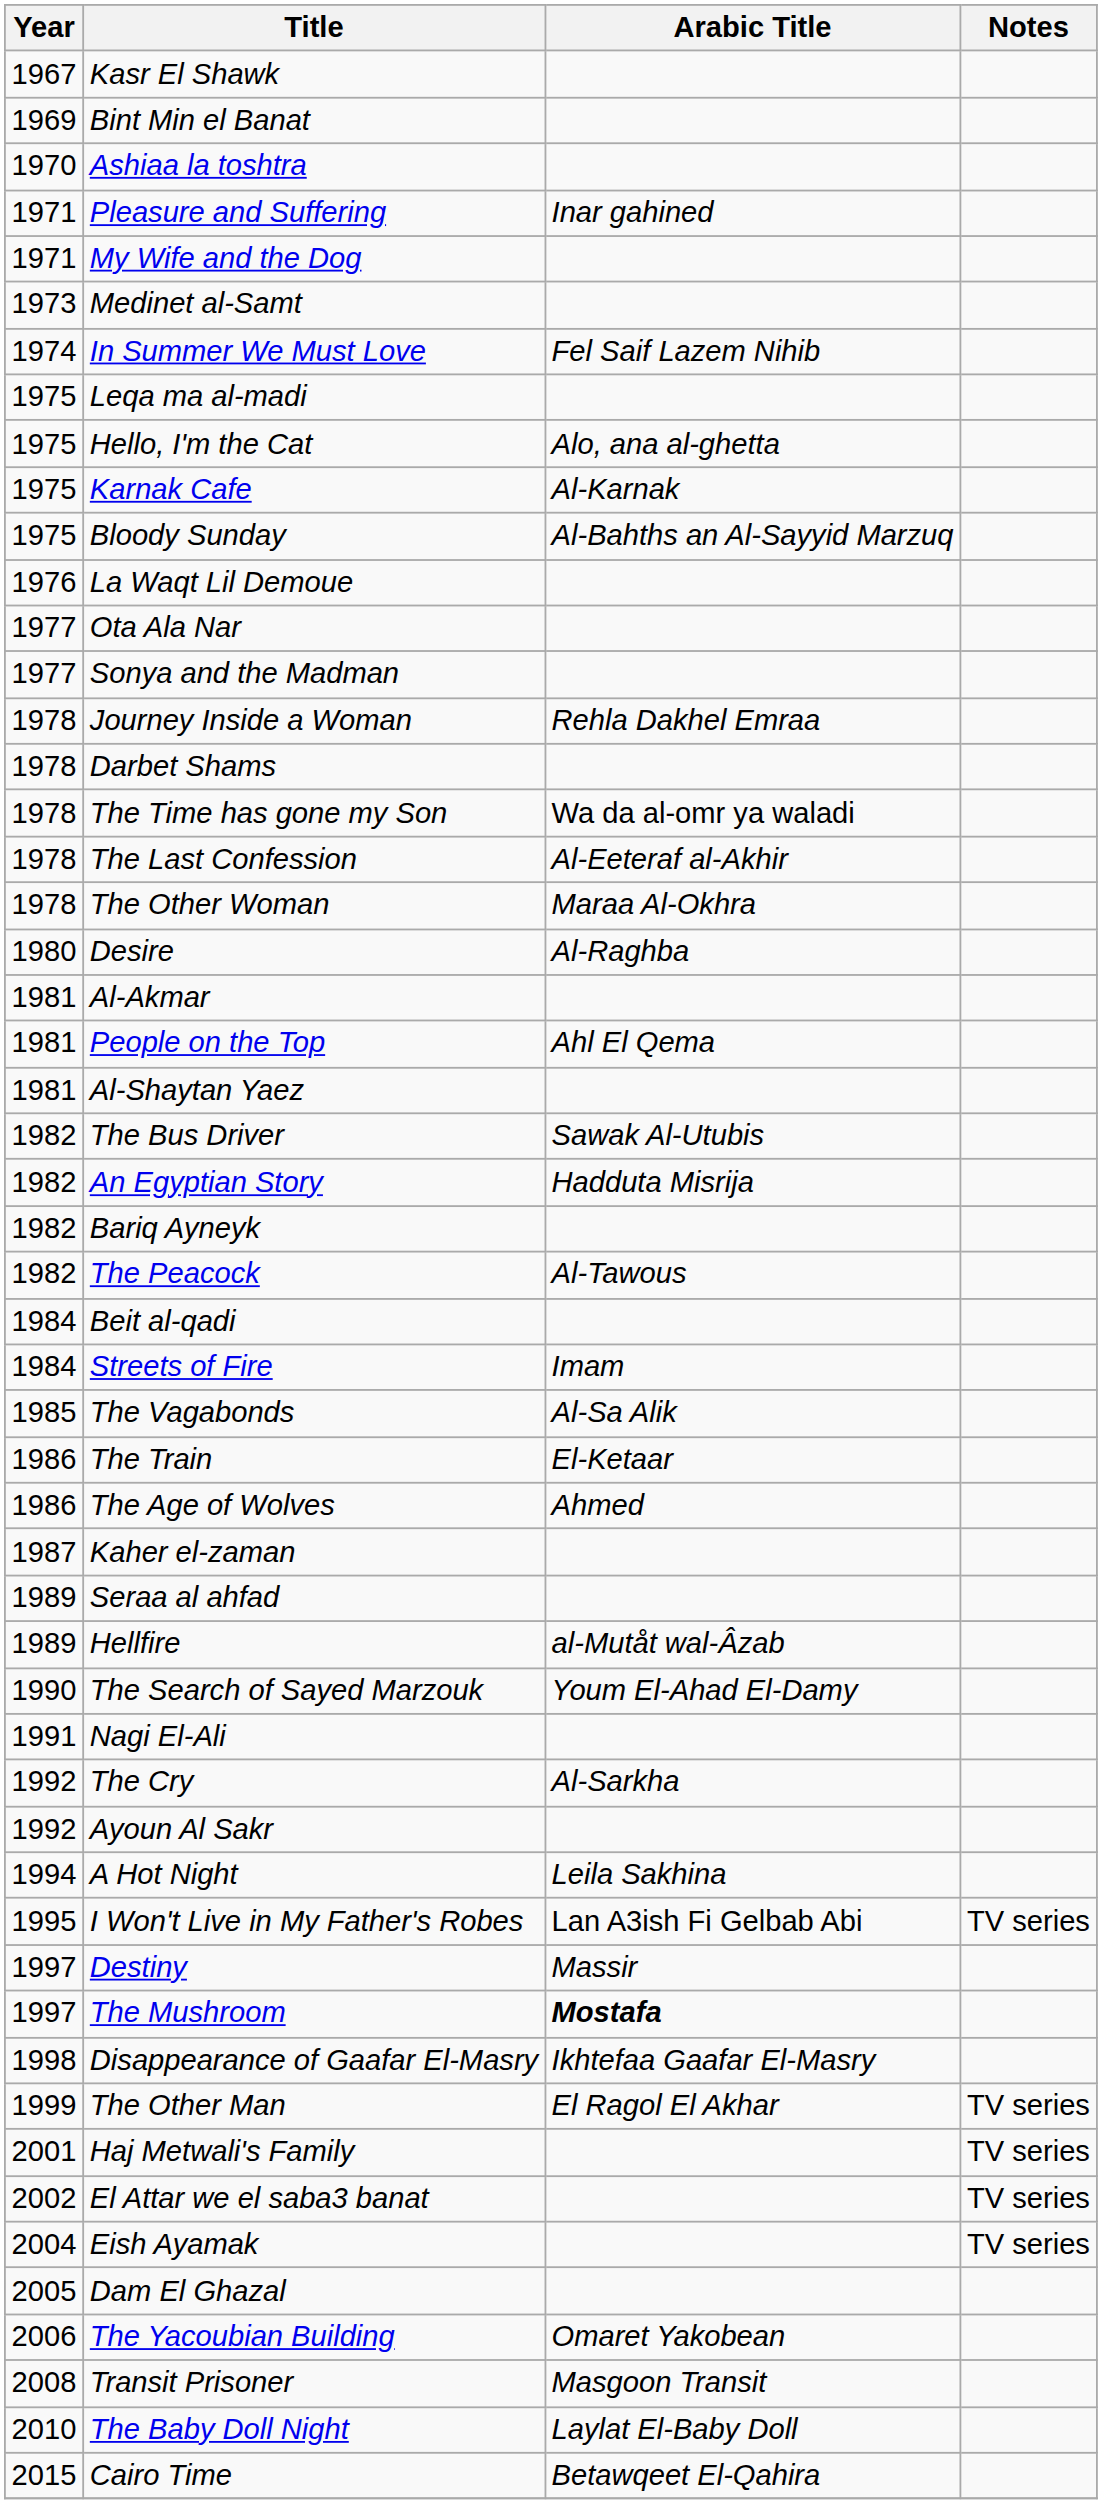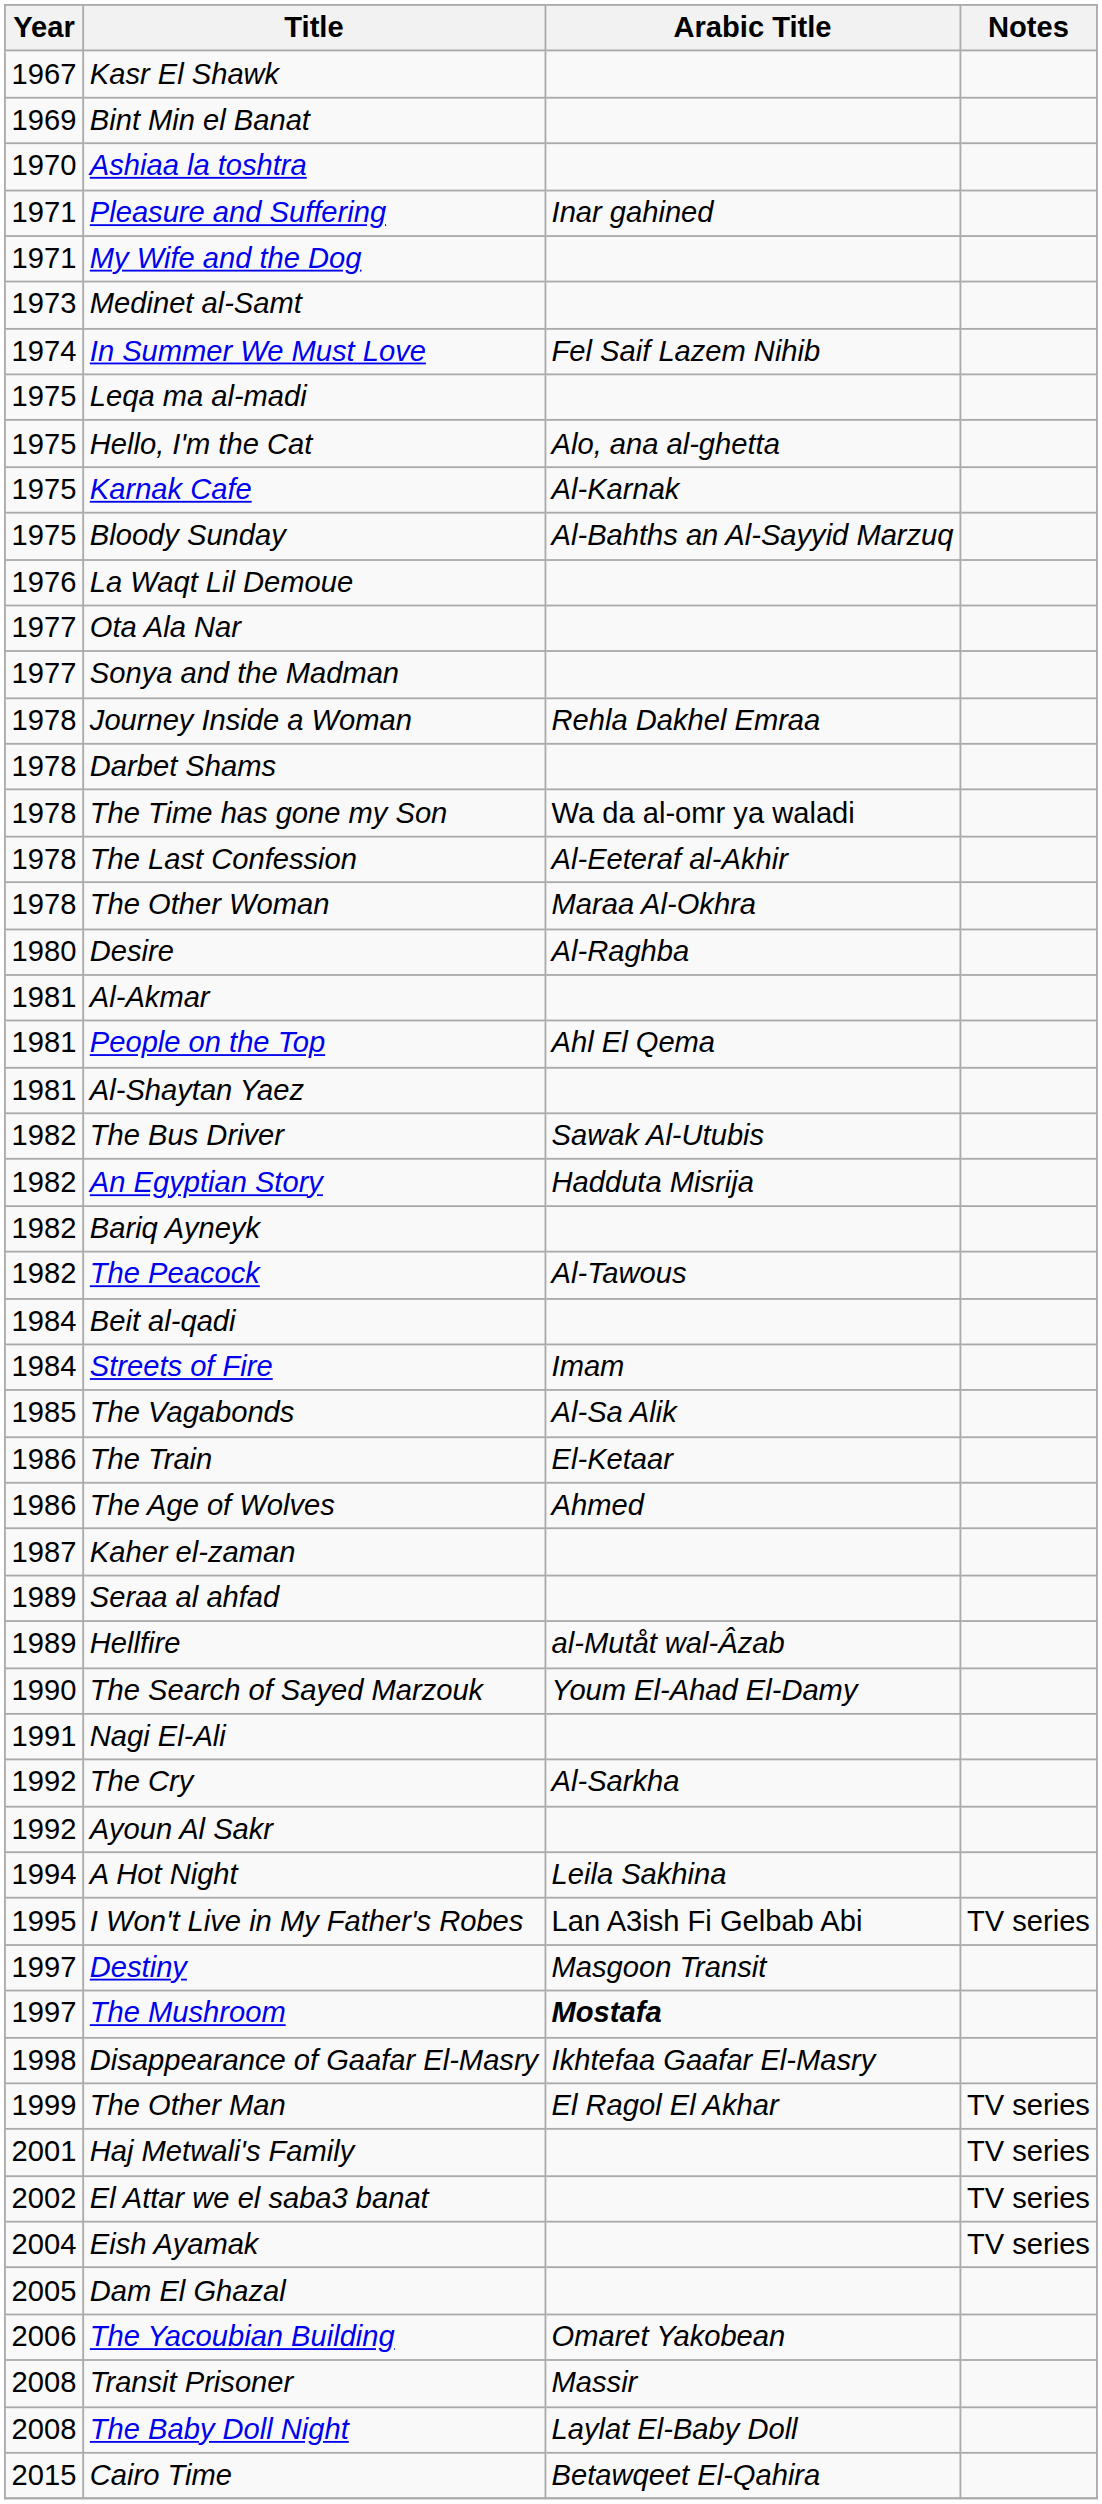(594, 1967) Massir -> (659, 1967) Masgoon Transit
(659, 2382) Masgoon Transit -> (594, 2382) Massir
(44, 2429) 2010 -> (44, 2429) 2008
